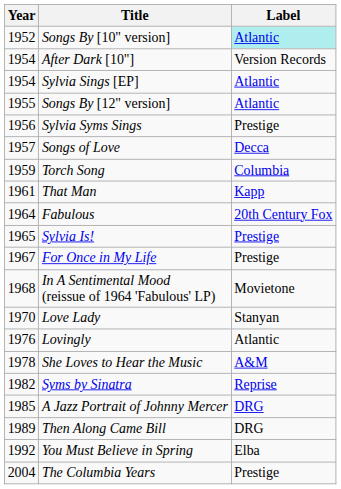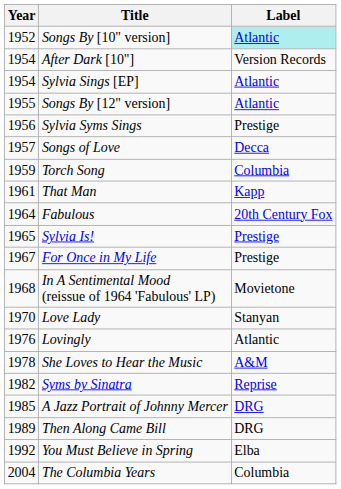(257, 472) Prestige -> (262, 472) Columbia
